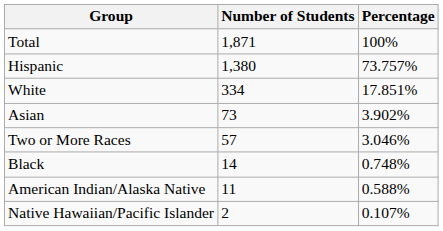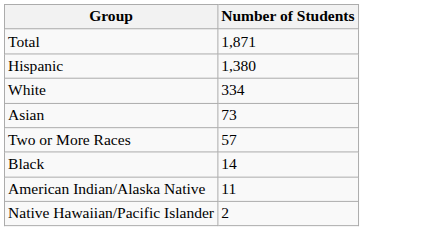- column: (398, 16)
